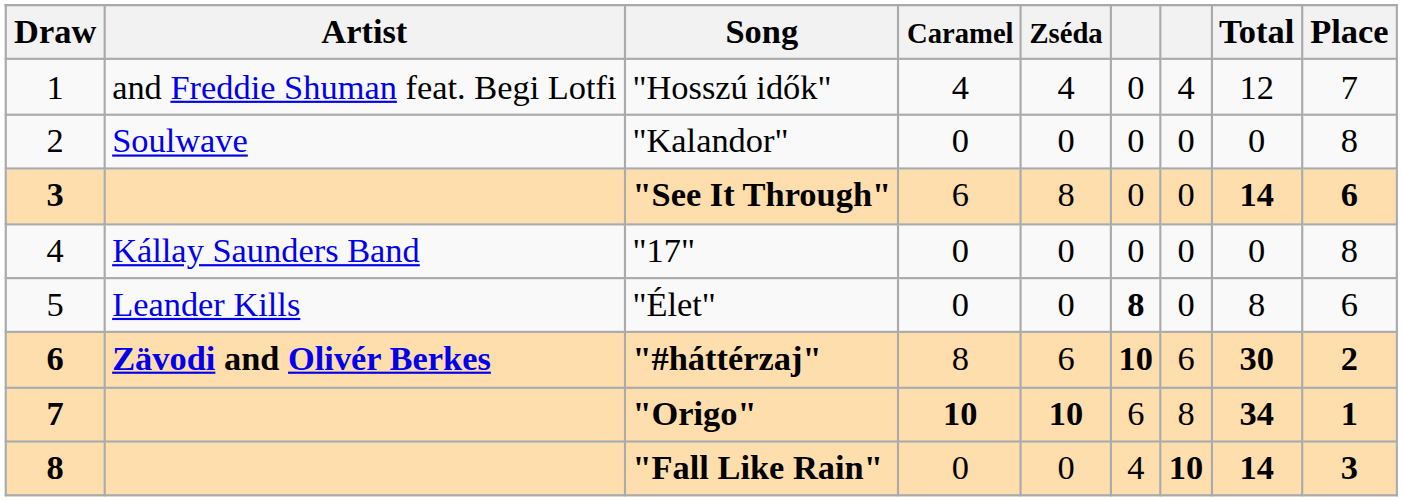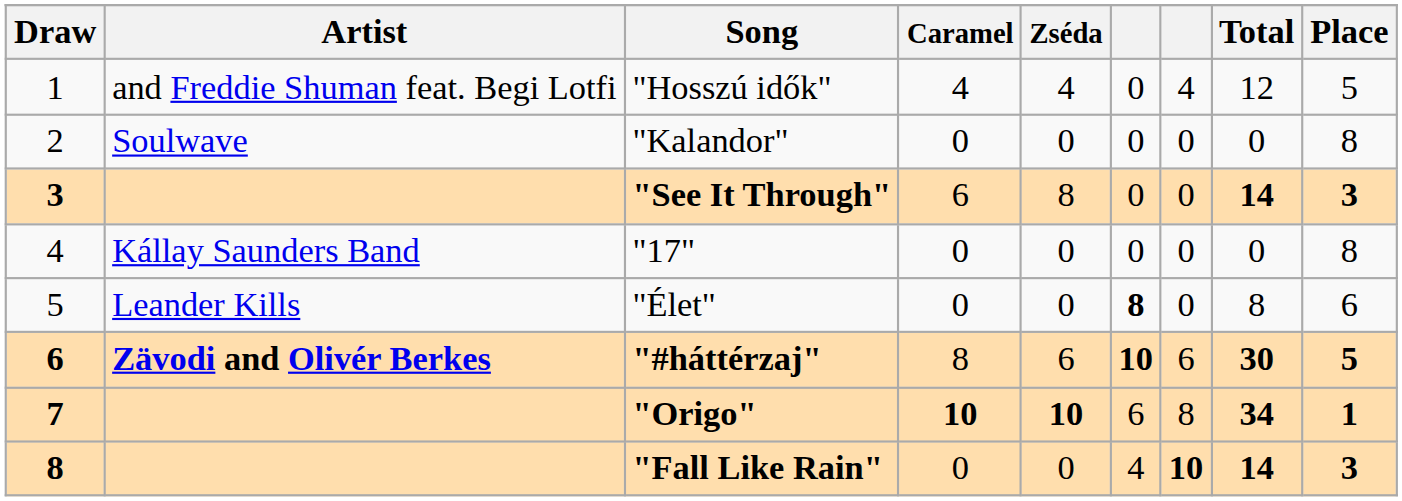(1349, 86) 7 -> (1349, 86) 5
(1349, 195) 6 -> (1349, 195) 3
(1349, 359) 2 -> (1349, 359) 5
